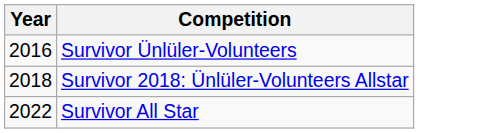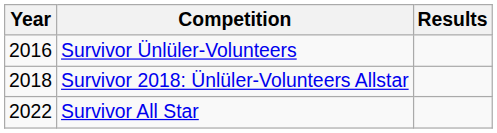+ column: (453, 19)
